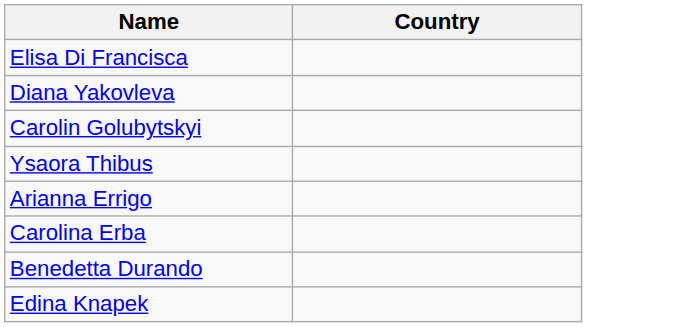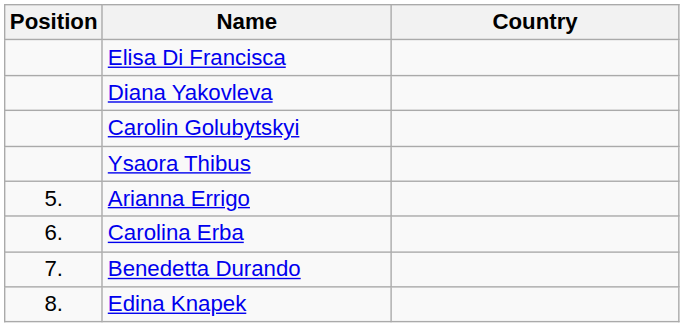+ column: (54, 22)
